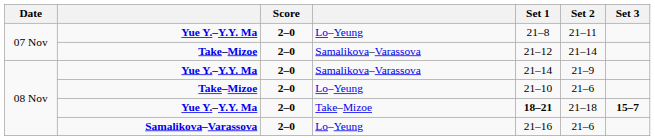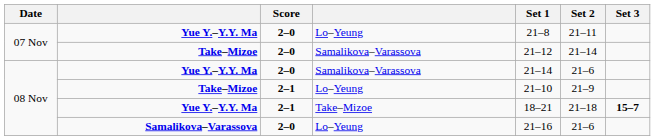(583, 70) 21–9 -> (583, 70) 21–6
(286, 89) 2–0 -> (286, 89) 2–1
(583, 89) 21–6 -> (583, 89) 21–9
(286, 108) 2–0 -> (286, 108) 2–1
(538, 108) bold -> (538, 108) normal
